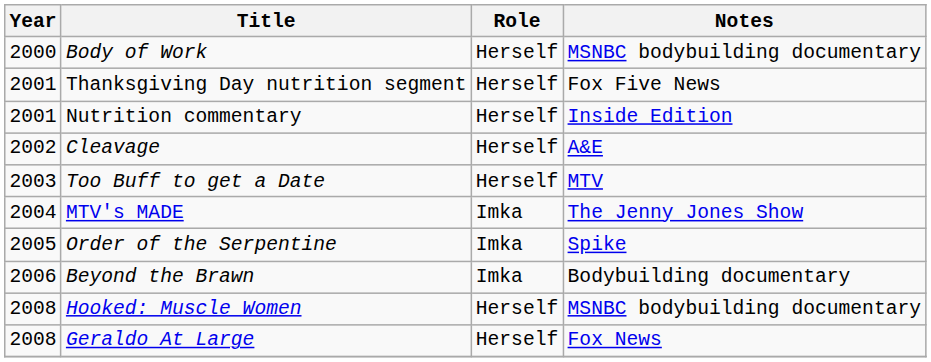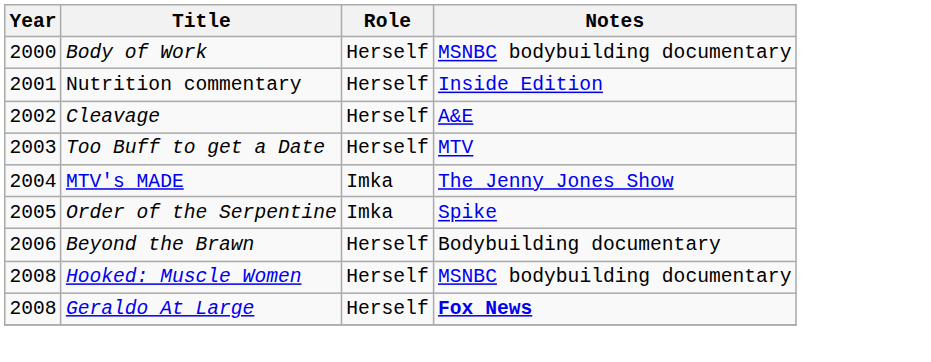- row: (266, 85)
(499, 277) Imka -> (387, 245) Herself
(615, 341) normal -> (485, 309) bold
